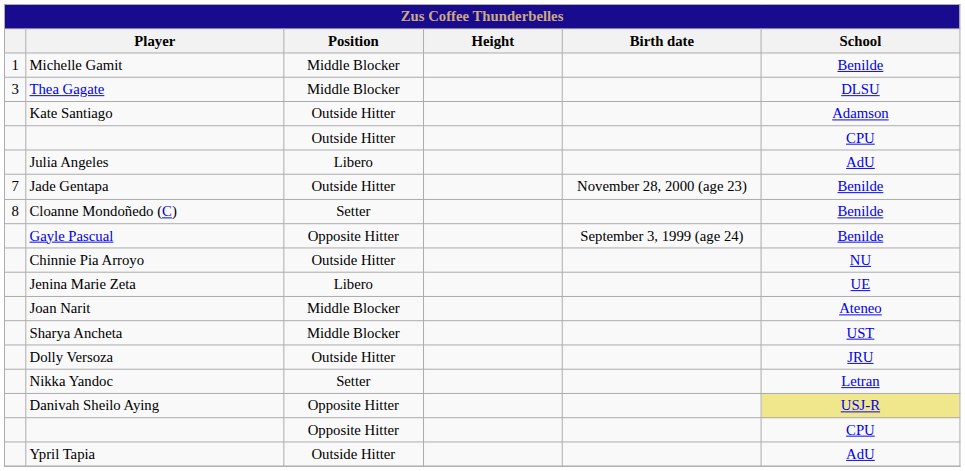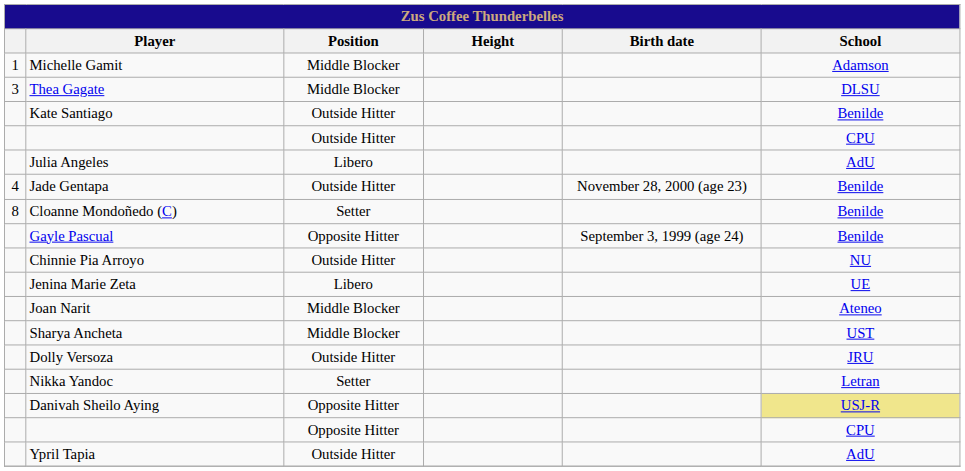(860, 65) Benilde -> (860, 65) Adamson
(860, 114) Adamson -> (860, 114) Benilde
(15, 187) 7 -> (15, 187) 4
